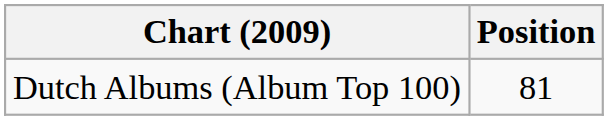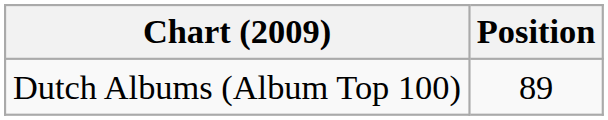(536, 86) 81 -> (536, 86) 89
